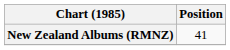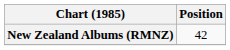(201, 34) 41 -> (201, 34) 42
